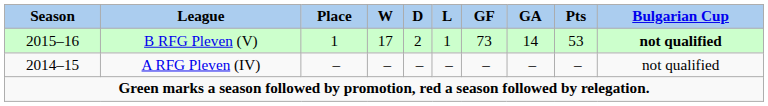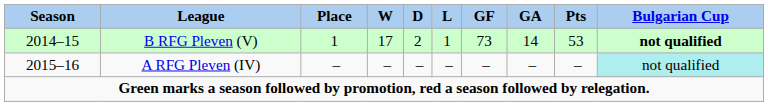(53, 40) 2015–16 -> (53, 40) 2014–15
(53, 64) 2014–15 -> (53, 64) 2015–16
(681, 64) no background -> (681, 64) paleturquoise background
